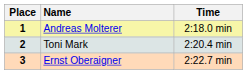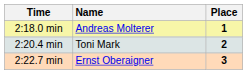columns swapped: (23, 12) <-> (208, 12)
